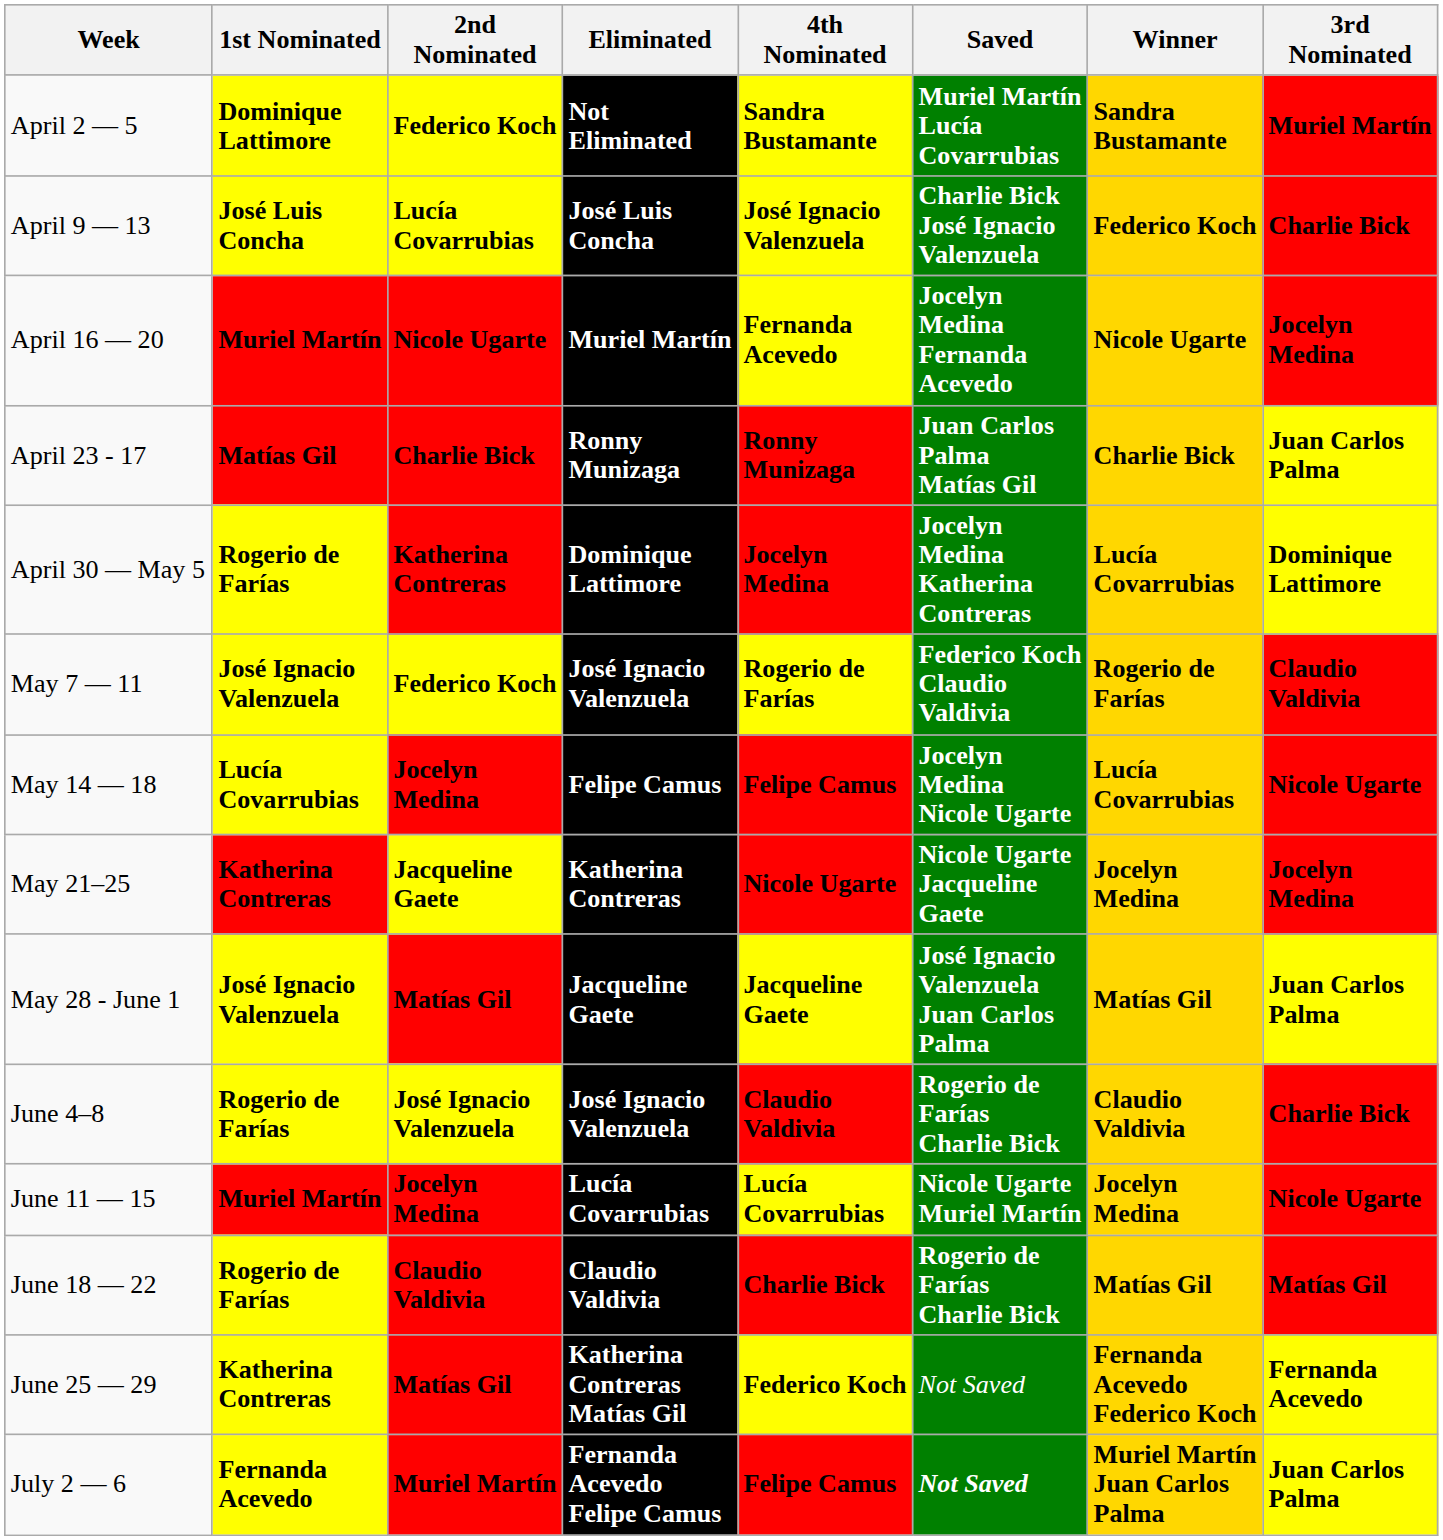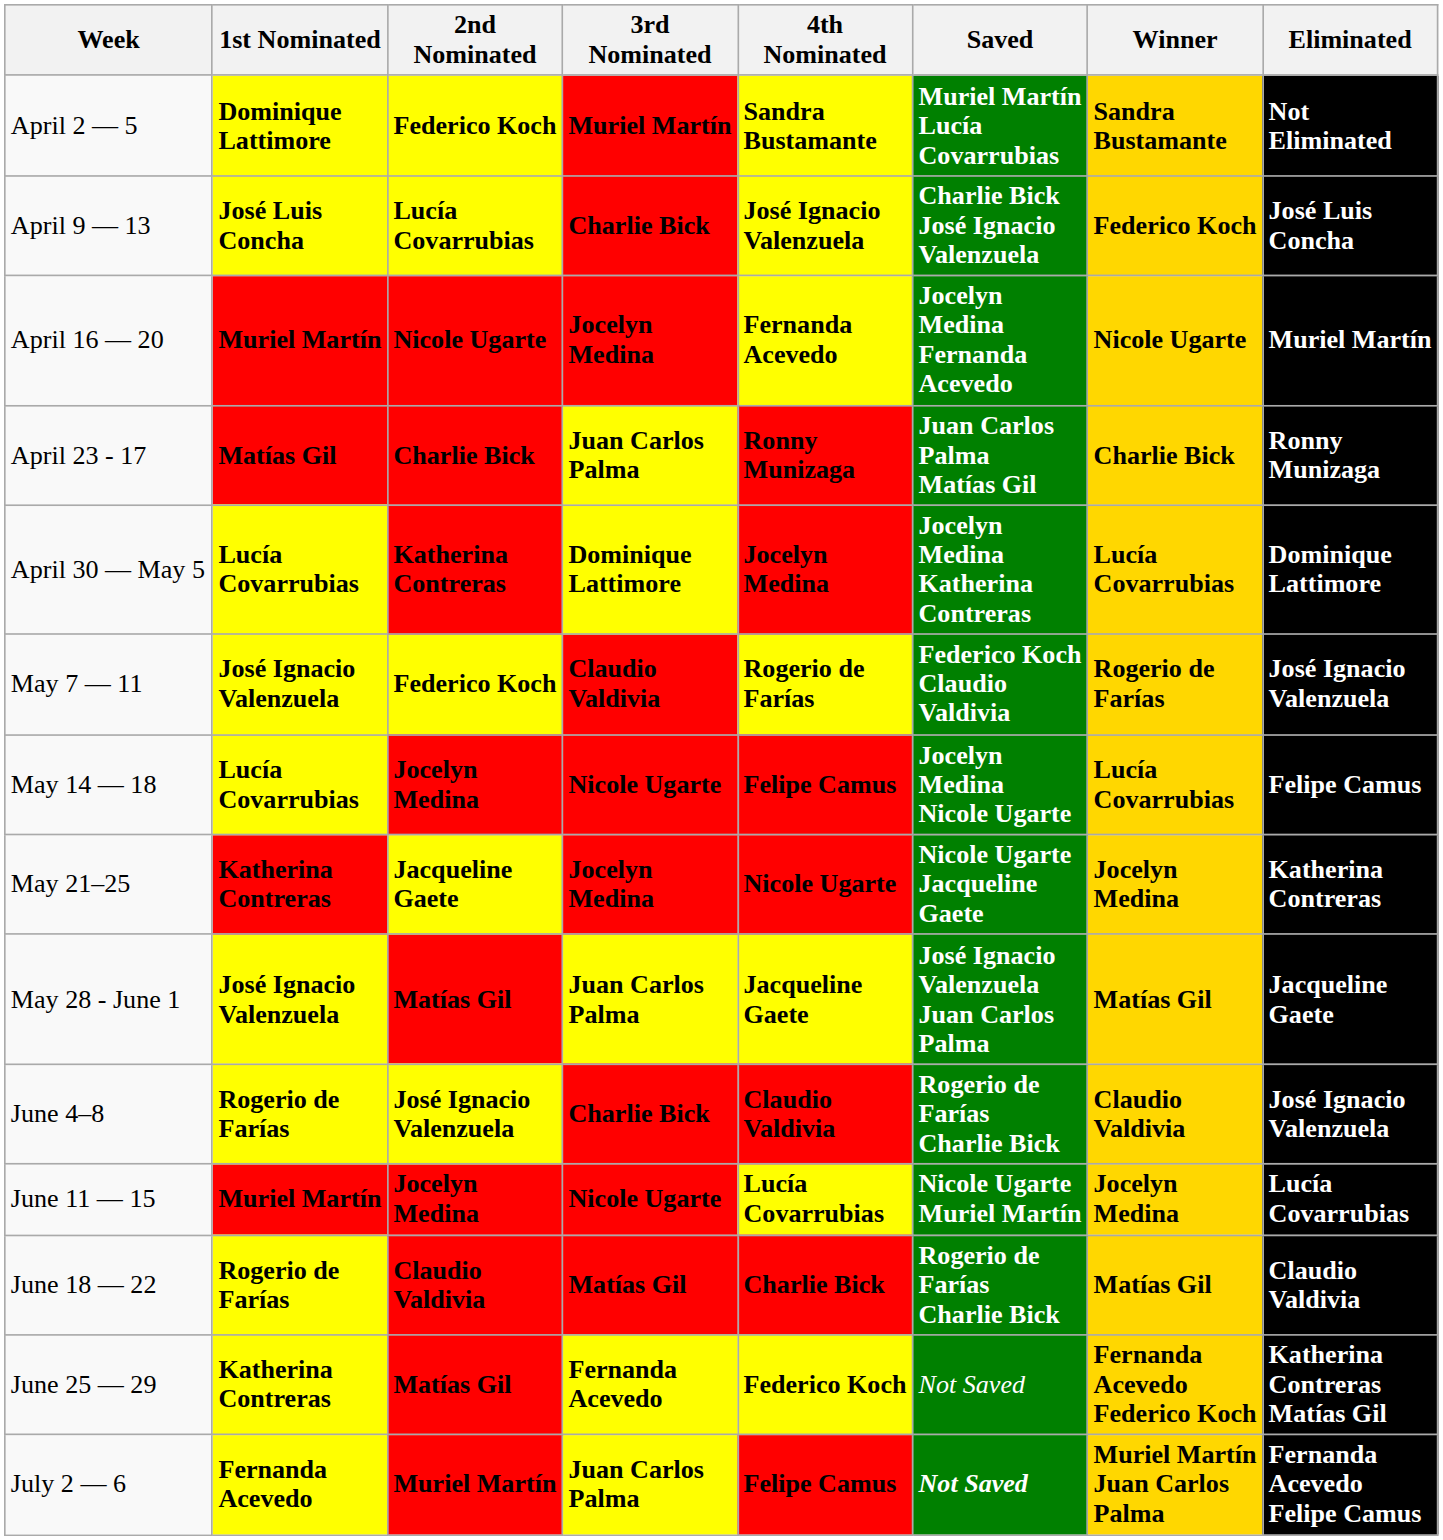columns swapped: (1350, 39) <-> (650, 39)
(279, 569) Rogerio de Farías -> (289, 569) Lucía Covarrubias
